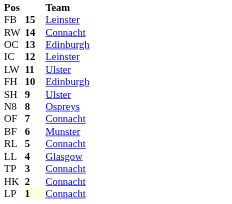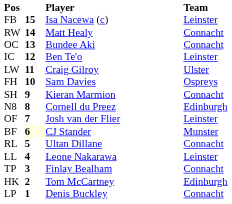+ column: (60, 7)
(67, 44) Edinburgh -> (203, 44) Connacht
(67, 81) Edinburgh -> (201, 81) Ospreys
(58, 94) Ulster -> (203, 94) Connacht
(63, 106) Ospreys -> (205, 106) Edinburgh
(65, 119) Connacht -> (201, 119) Leinster
(27, 131) no background -> (27, 131) lightyellow background
(64, 156) Glasgow -> (201, 156) Leinster
(65, 181) Connacht -> (205, 181) Edinburgh
(27, 193) lightyellow background -> (27, 193) no background
